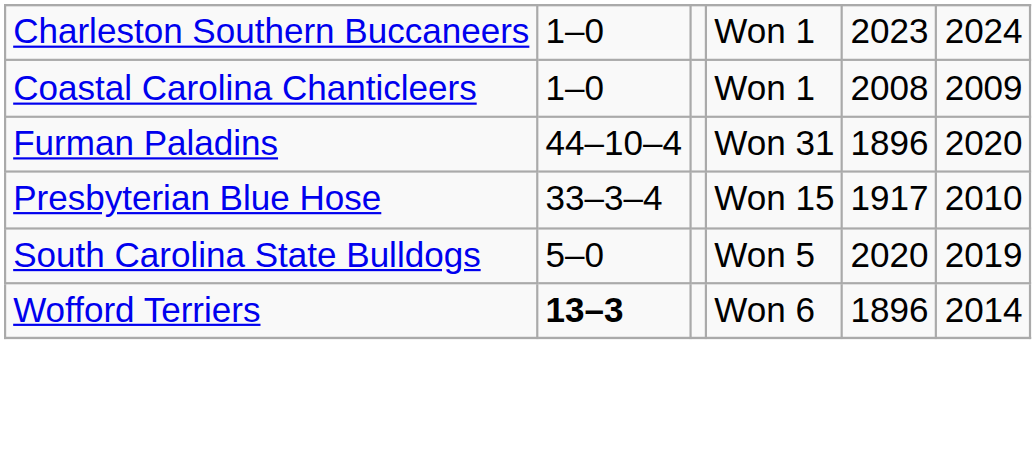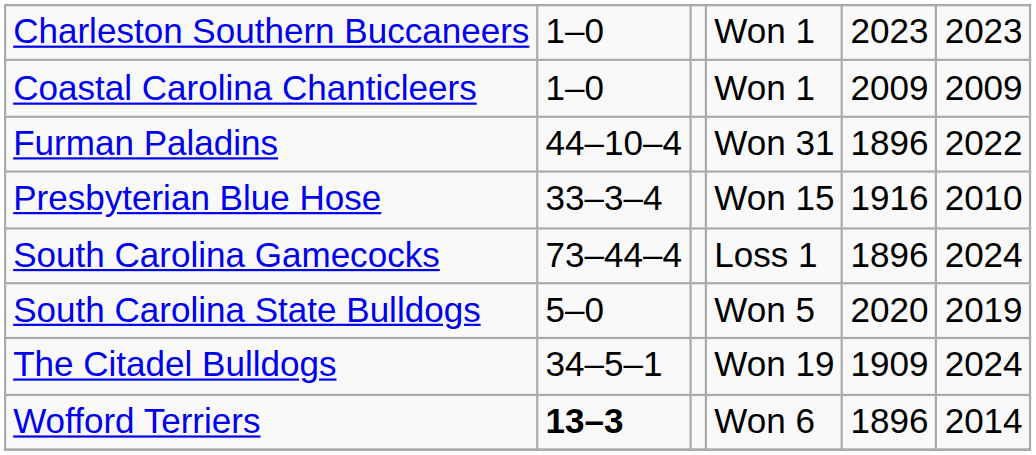(984, 32) 2024 -> (984, 32) 2023
(890, 87) 2008 -> (890, 87) 2009
(984, 143) 2020 -> (984, 143) 2022
(890, 198) 1917 -> (890, 198) 1916
+ row: (226, 254)
+ row: (175, 365)
